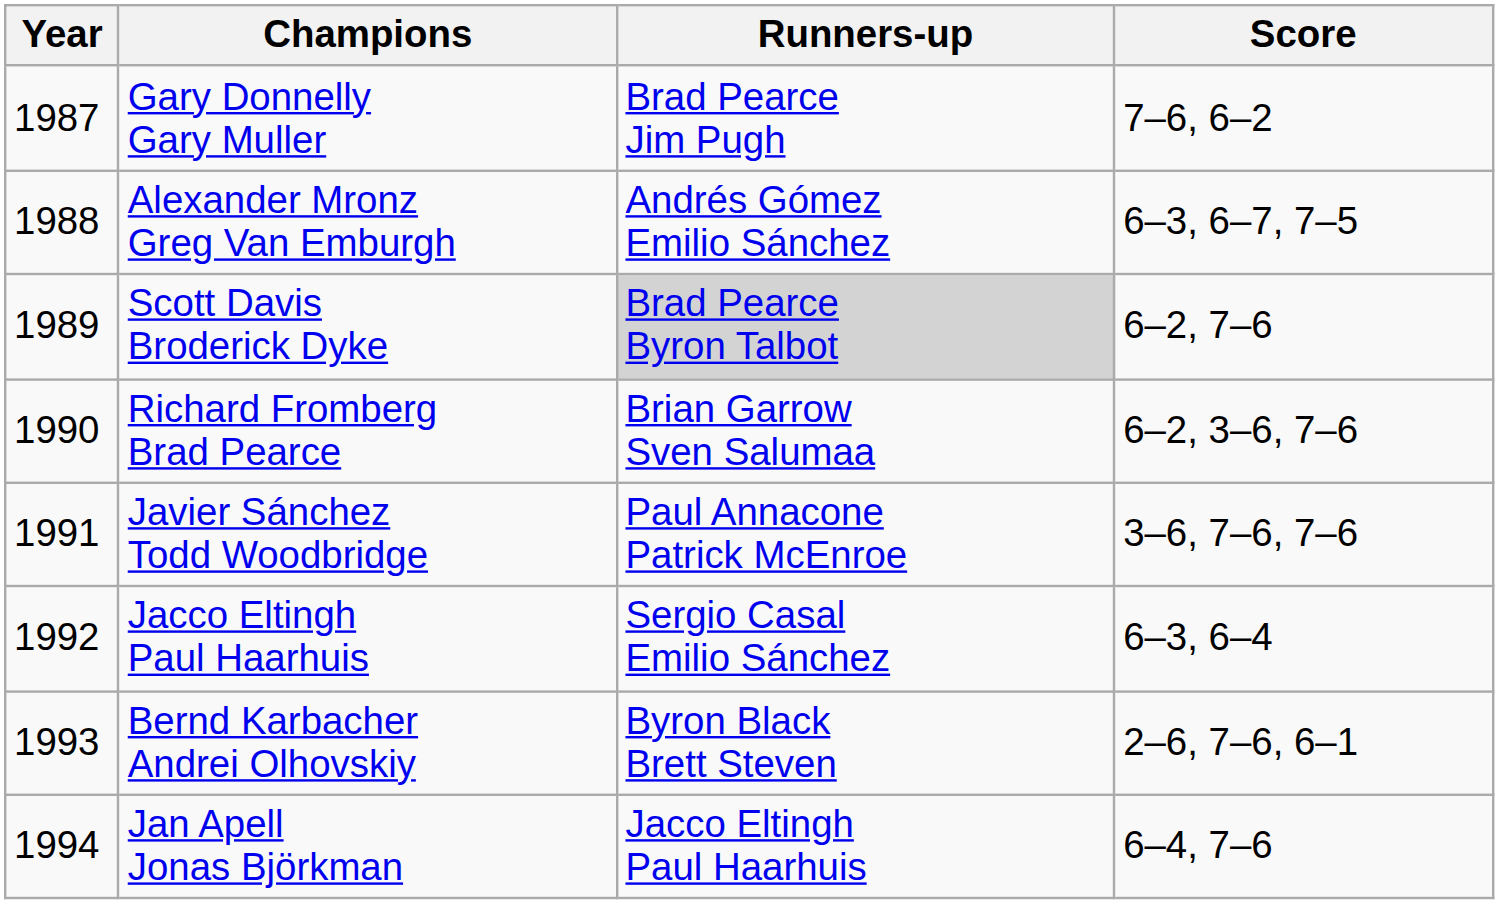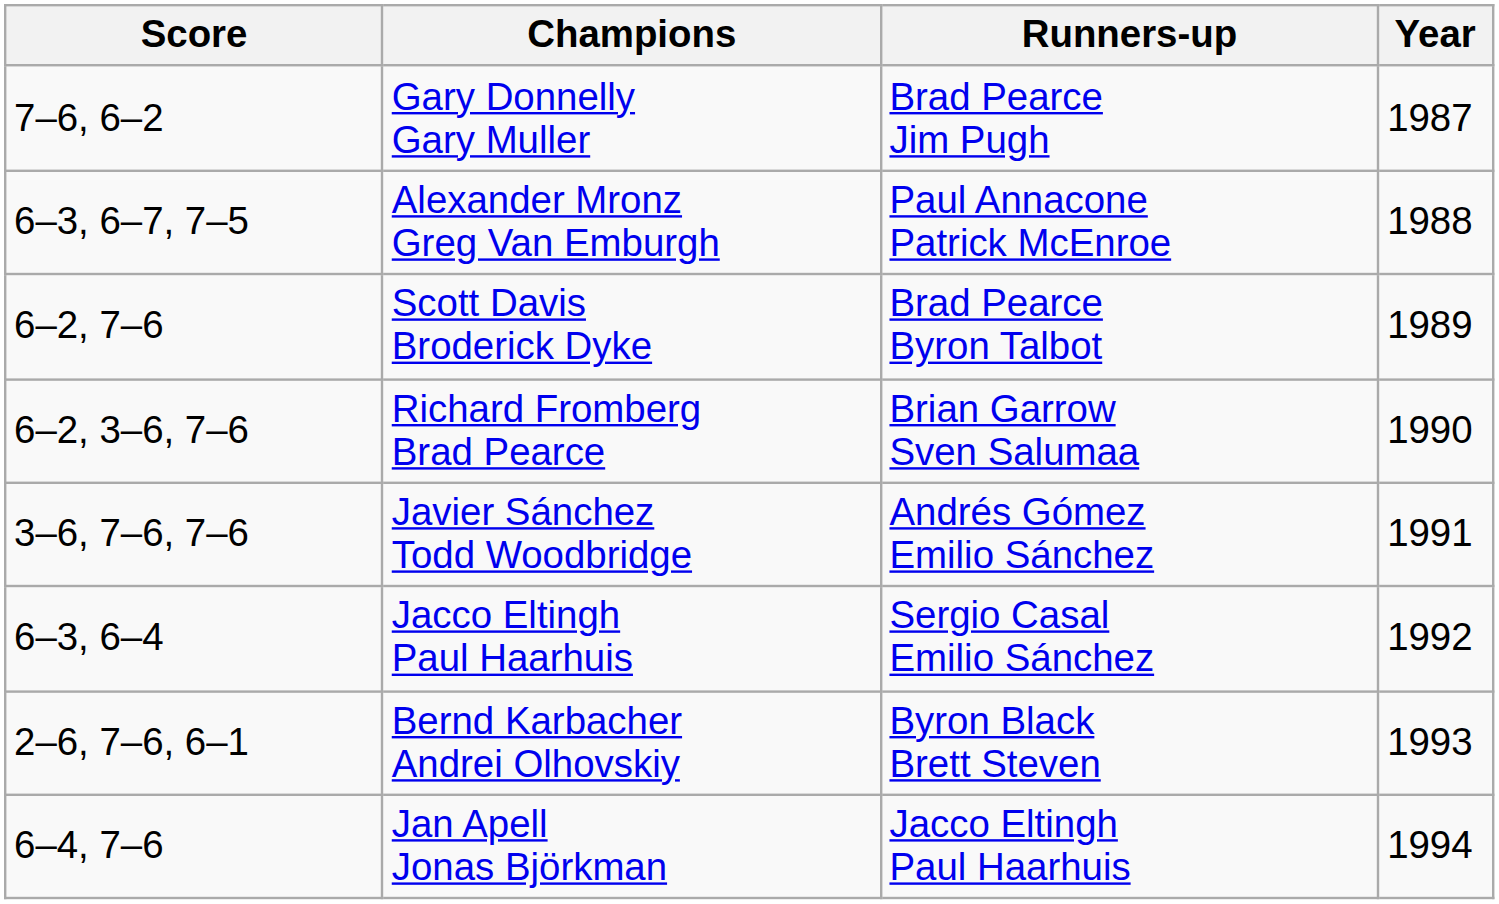columns swapped: (62, 34) <-> (1303, 34)
(758, 221) Andrés Gómez Emilio Sánchez -> (1030, 221) Paul Annacone Patrick McEnroe
(732, 325) lightgrey background -> (996, 325) no background
(766, 533) Paul Annacone Patrick McEnroe -> (1022, 533) Andrés Gómez Emilio Sánchez
